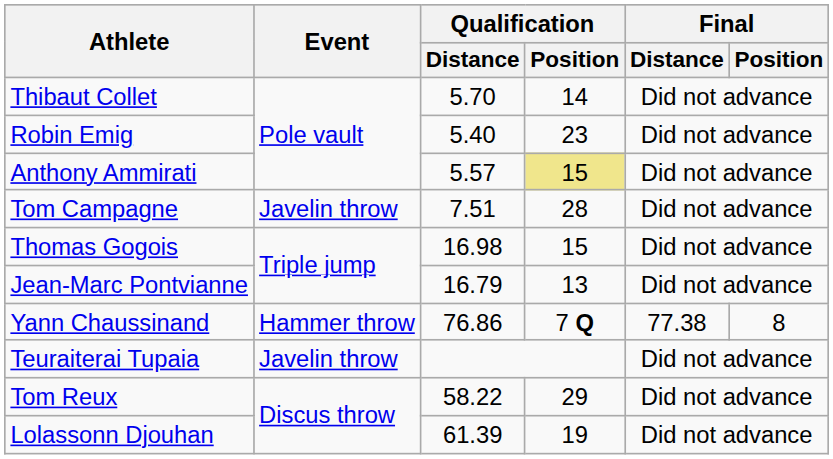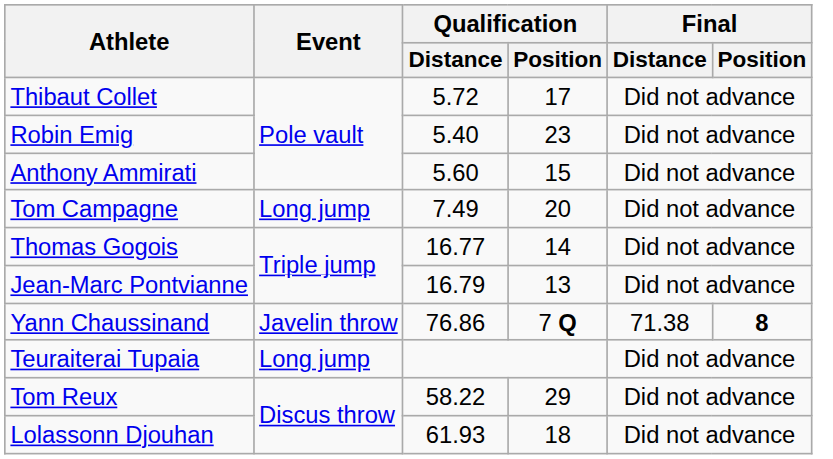(473, 97) 5.70 -> (456, 97) 5.72
(575, 97) 14 -> (558, 97) 17
(473, 172) 5.57 -> (456, 172) 5.60
(575, 172) khaki background -> (558, 172) no background
(328, 210) Javelin throw -> (315, 210) Long jump
(473, 210) 7.51 -> (456, 210) 7.49
(575, 210) 28 -> (558, 210) 20
(473, 247) 16.98 -> (456, 247) 16.77
(575, 247) 15 -> (558, 247) 14
(337, 322) Hammer throw -> (328, 322) Javelin throw
(677, 322) 77.38 -> (660, 322) 71.38
(779, 322) normal -> (762, 322) bold
(328, 360) Javelin throw -> (315, 360) Long jump
(473, 435) 61.39 -> (456, 435) 61.93
(575, 435) 19 -> (558, 435) 18
